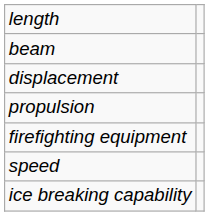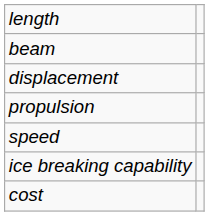- row: (98, 136)
+ row: (26, 195)
